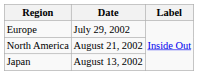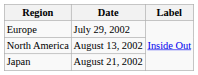(108, 45) August 21, 2002 -> (108, 45) August 13, 2002
(108, 62) August 13, 2002 -> (108, 62) August 21, 2002
